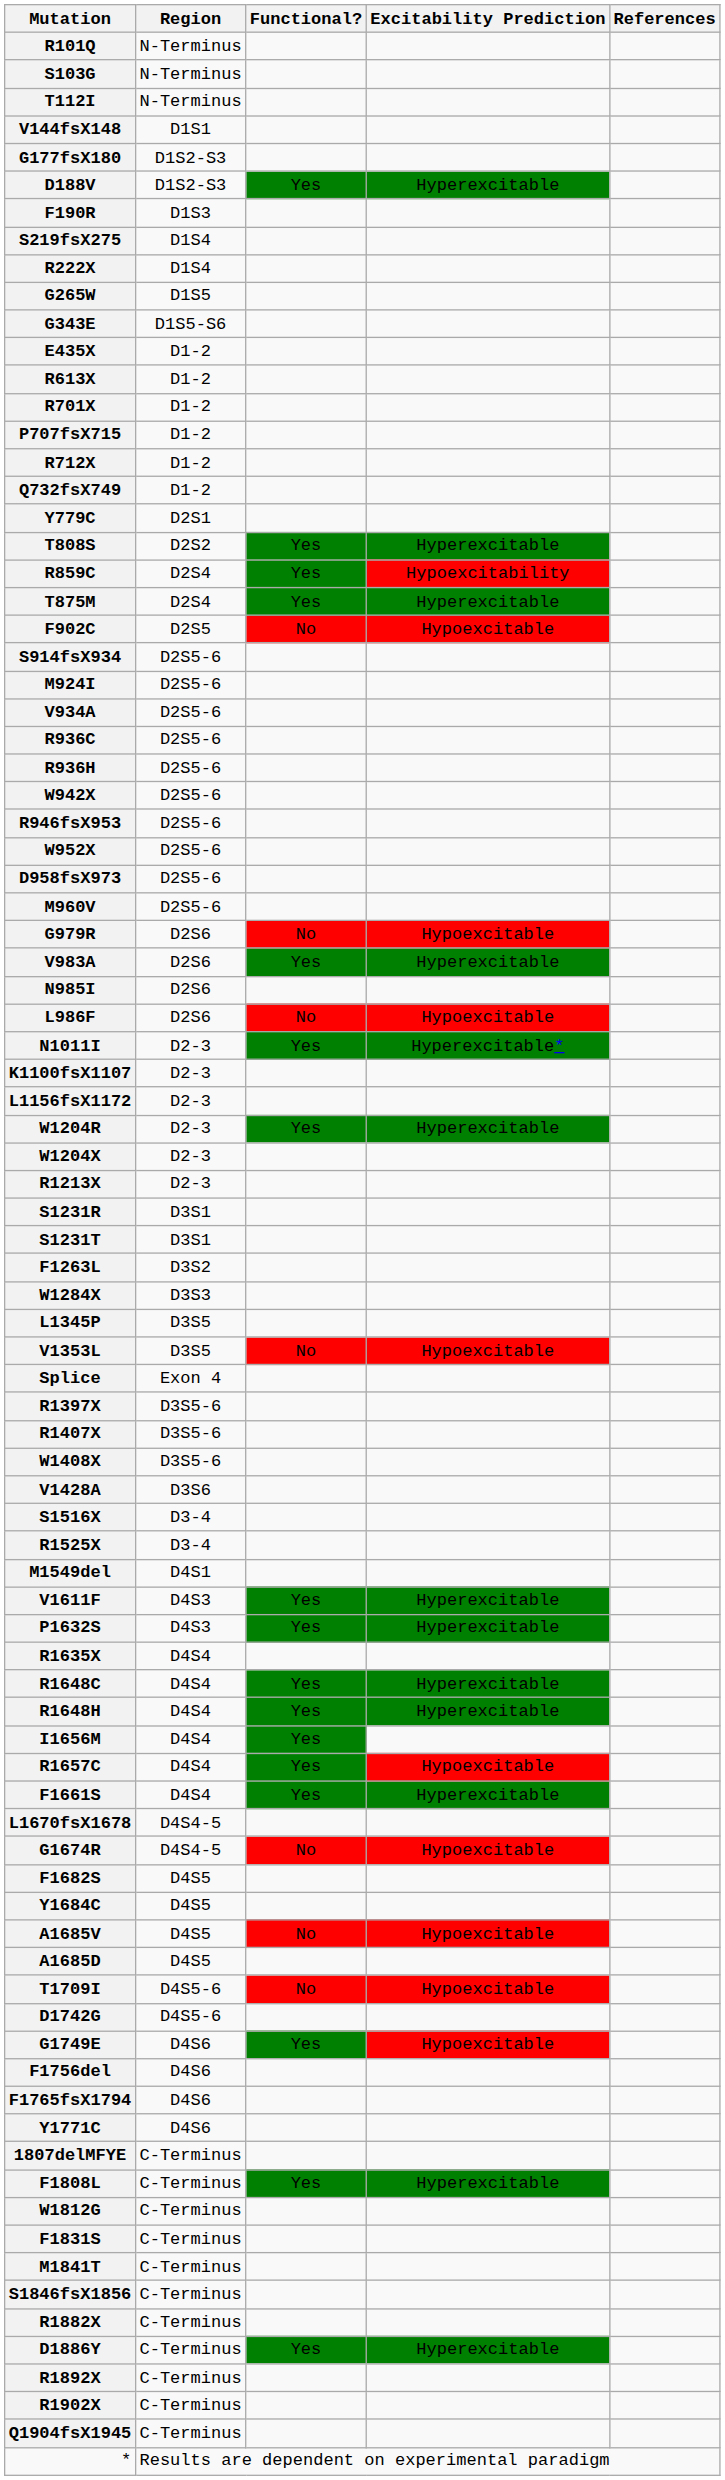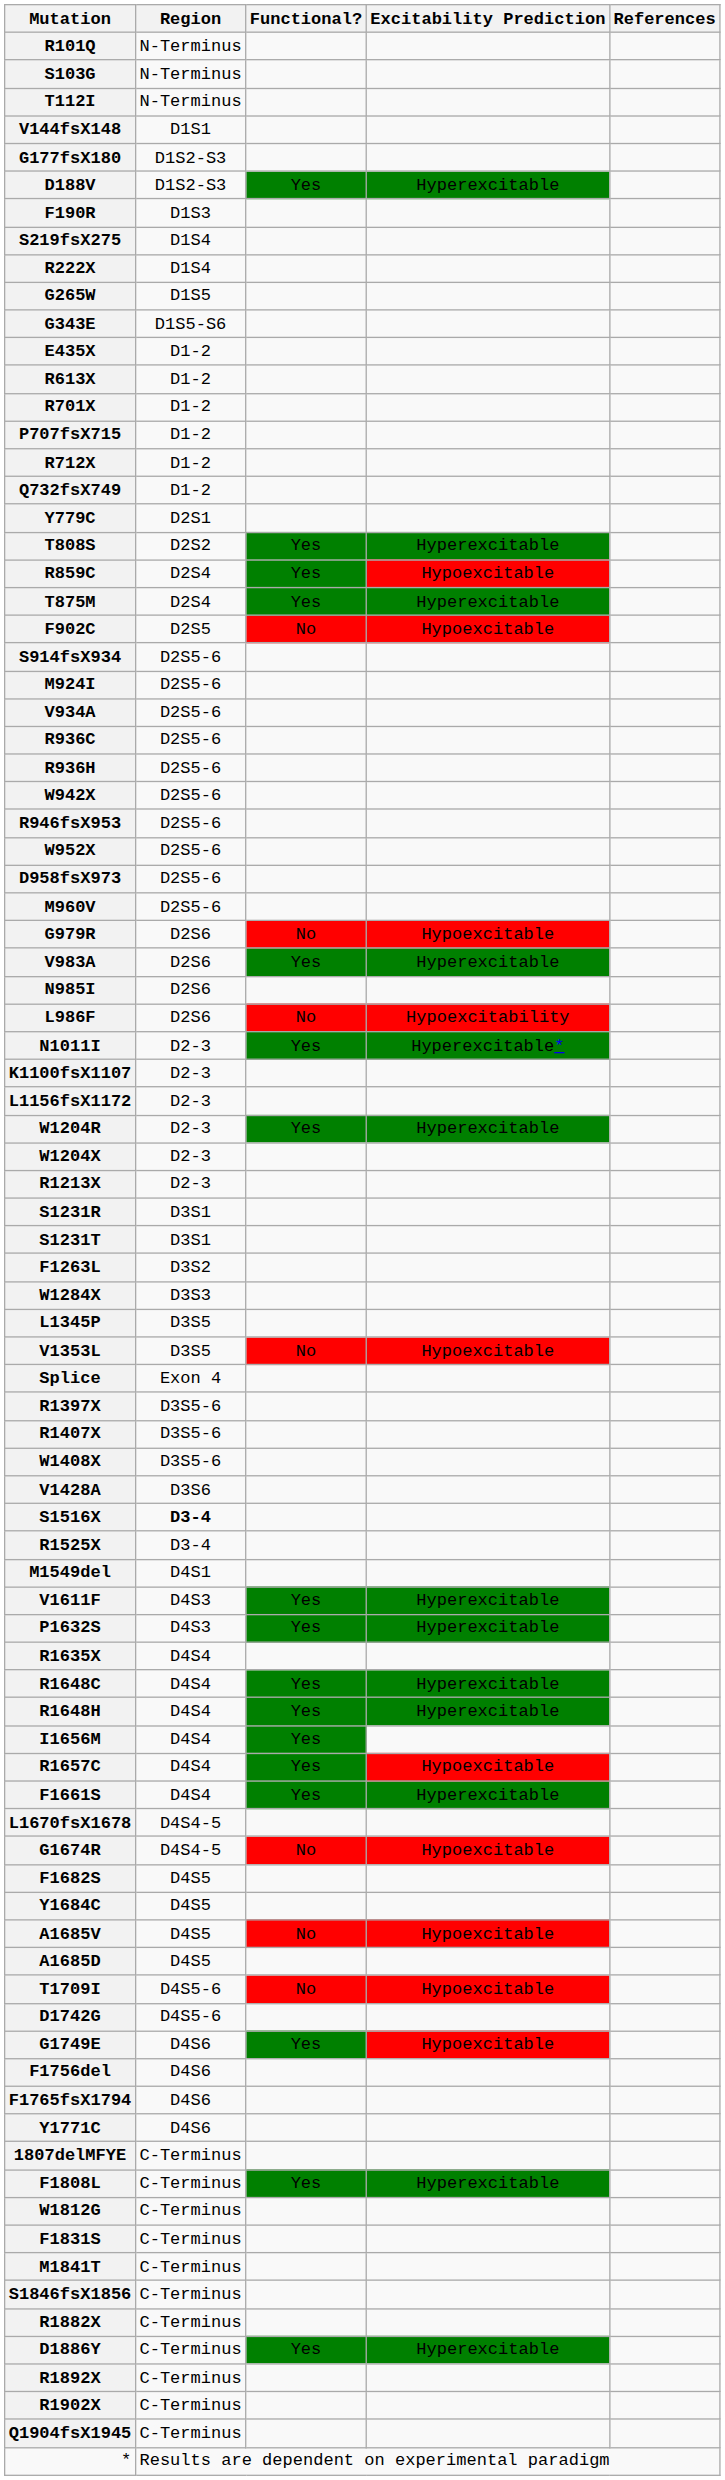(488, 574) Hypoexcitability -> (488, 574) Hypoexcitable
(488, 1018) Hypoexcitable -> (488, 1018) Hypoexcitability
(191, 1517) normal -> (191, 1517) bold
